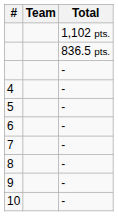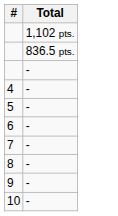- column: (41, 13)
